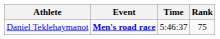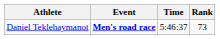(202, 27) 75 -> (202, 27) 73
